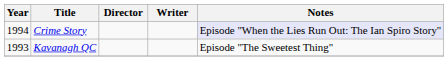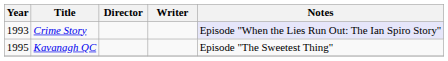(18, 30) 1994 -> (18, 30) 1993
(18, 47) 1993 -> (18, 47) 1995
